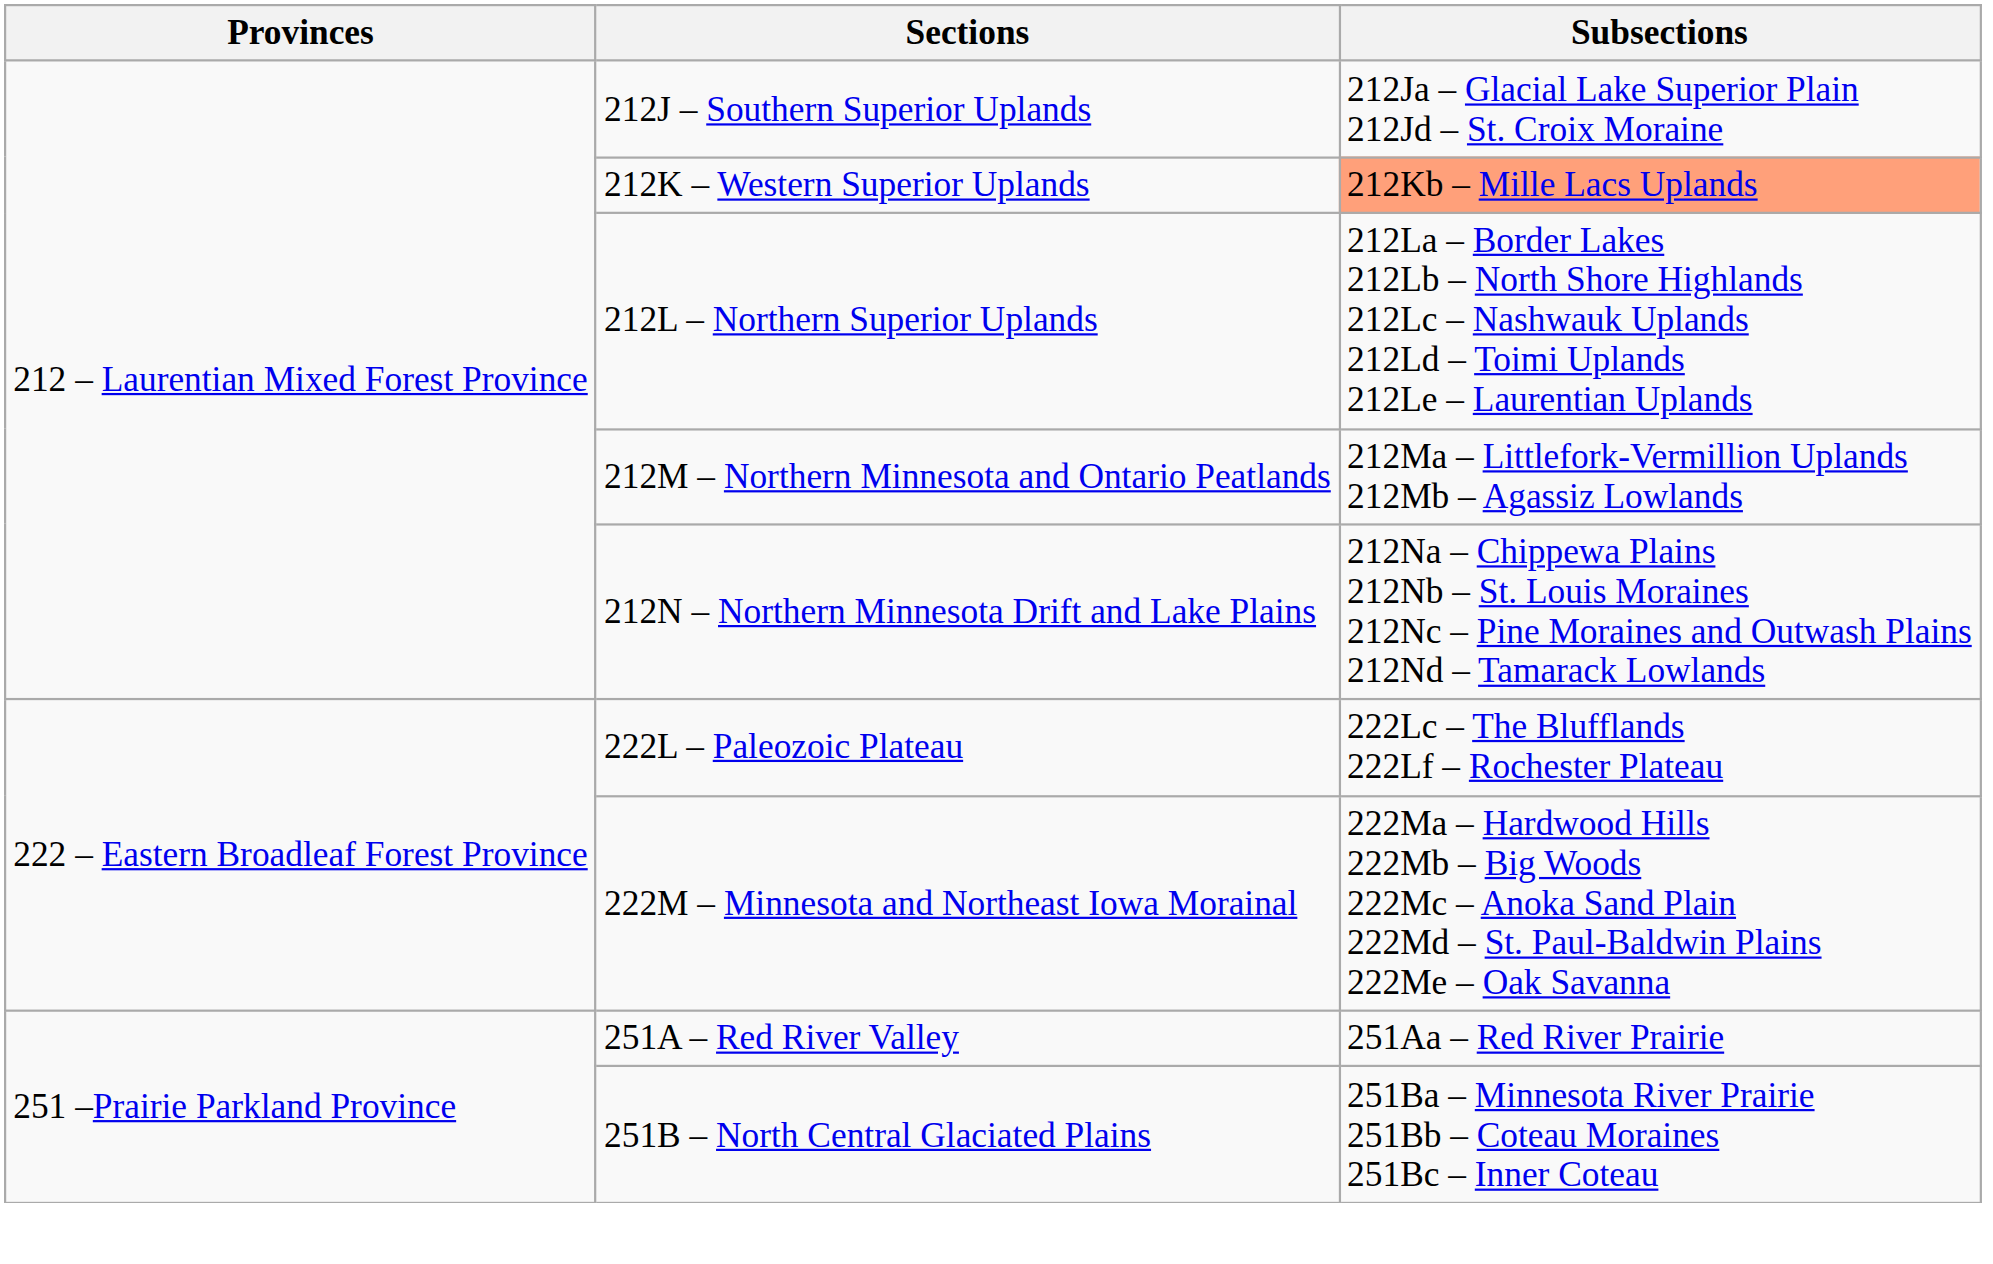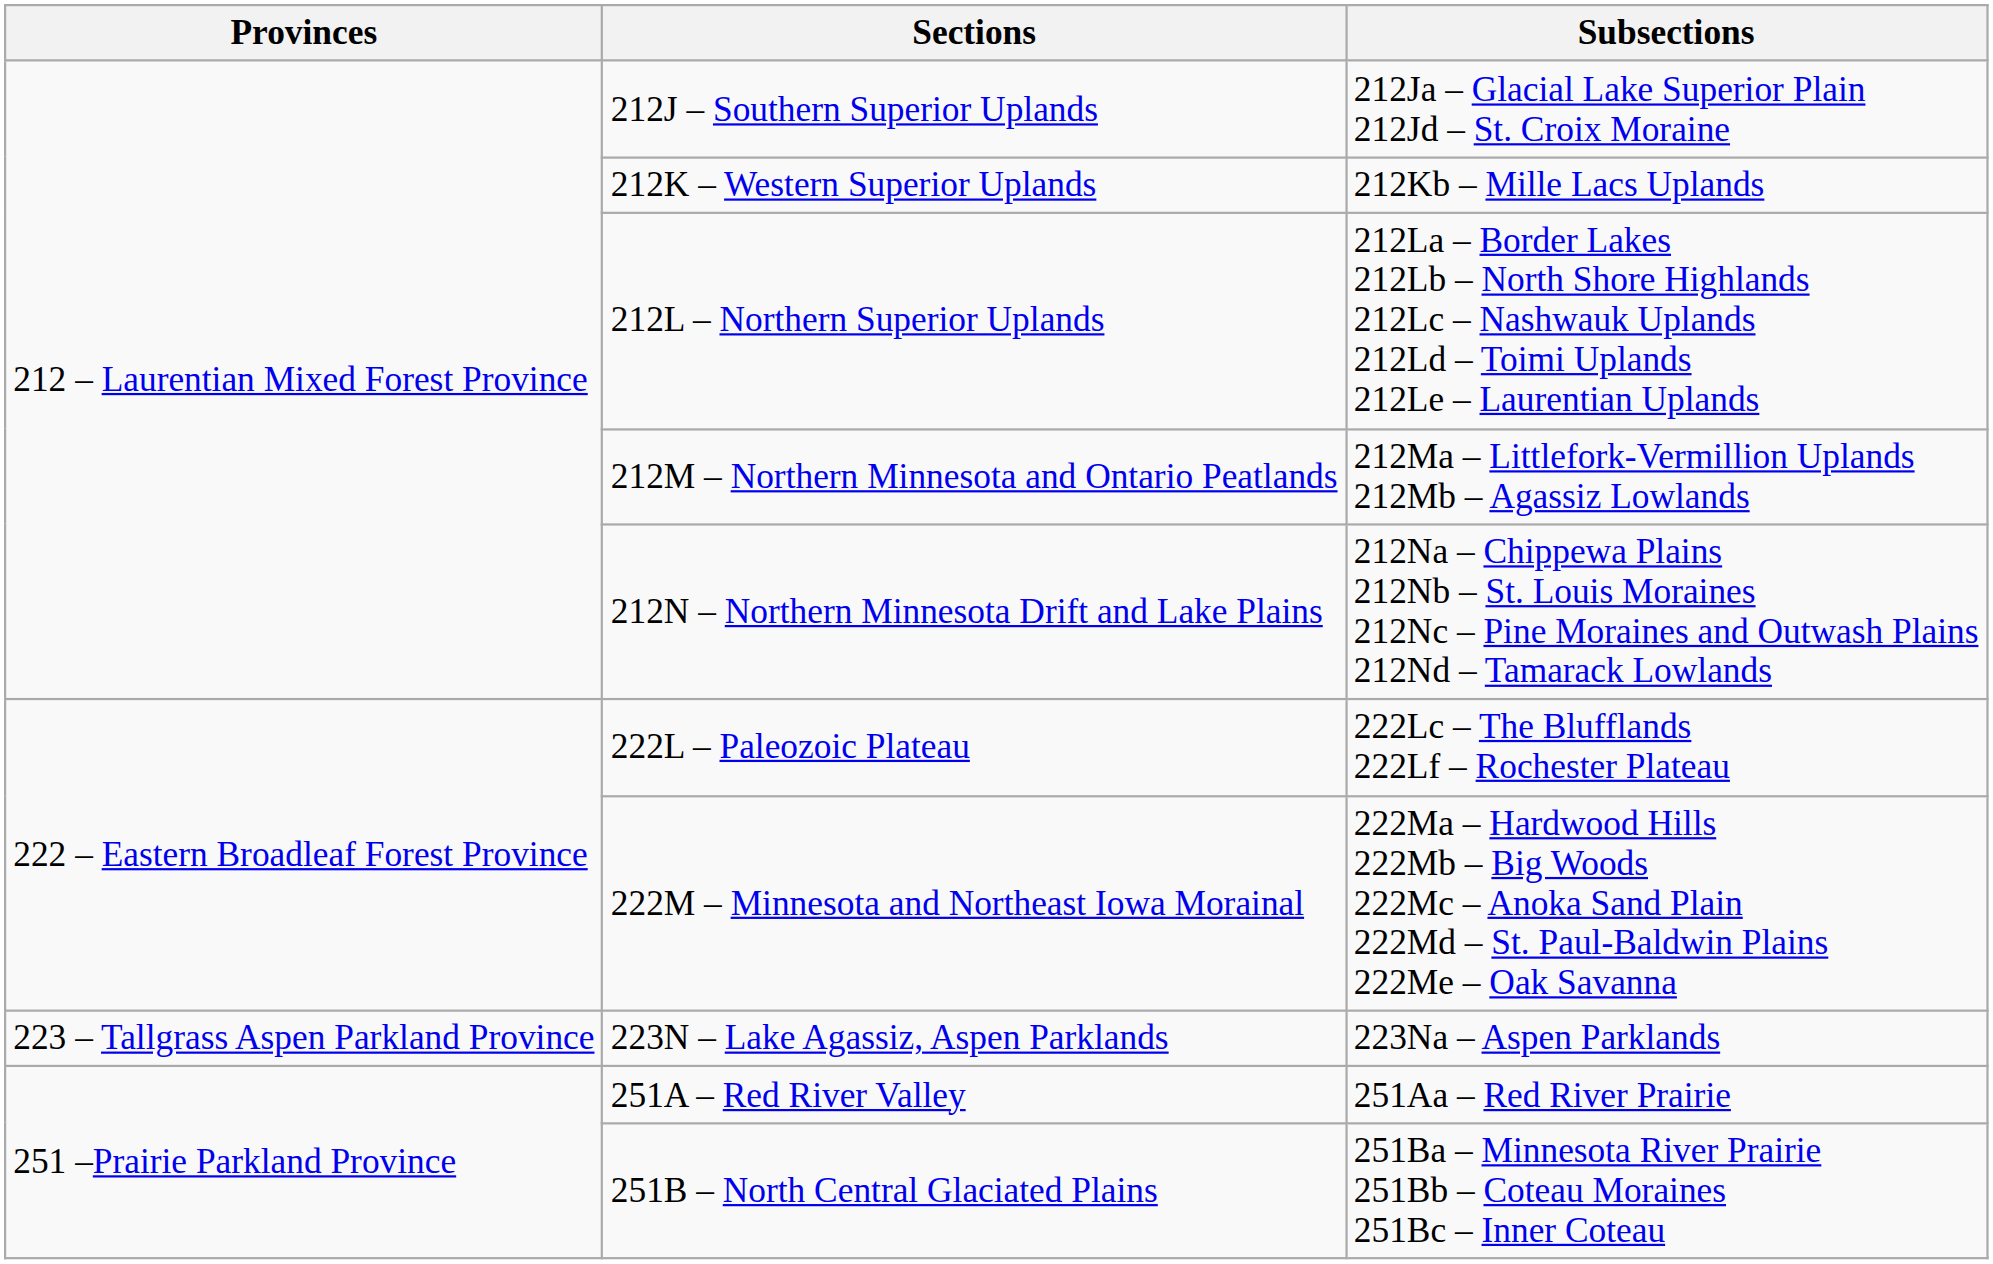(1552, 184) lightsalmon background -> (1559, 184) no background
+ row: (890, 1038)
